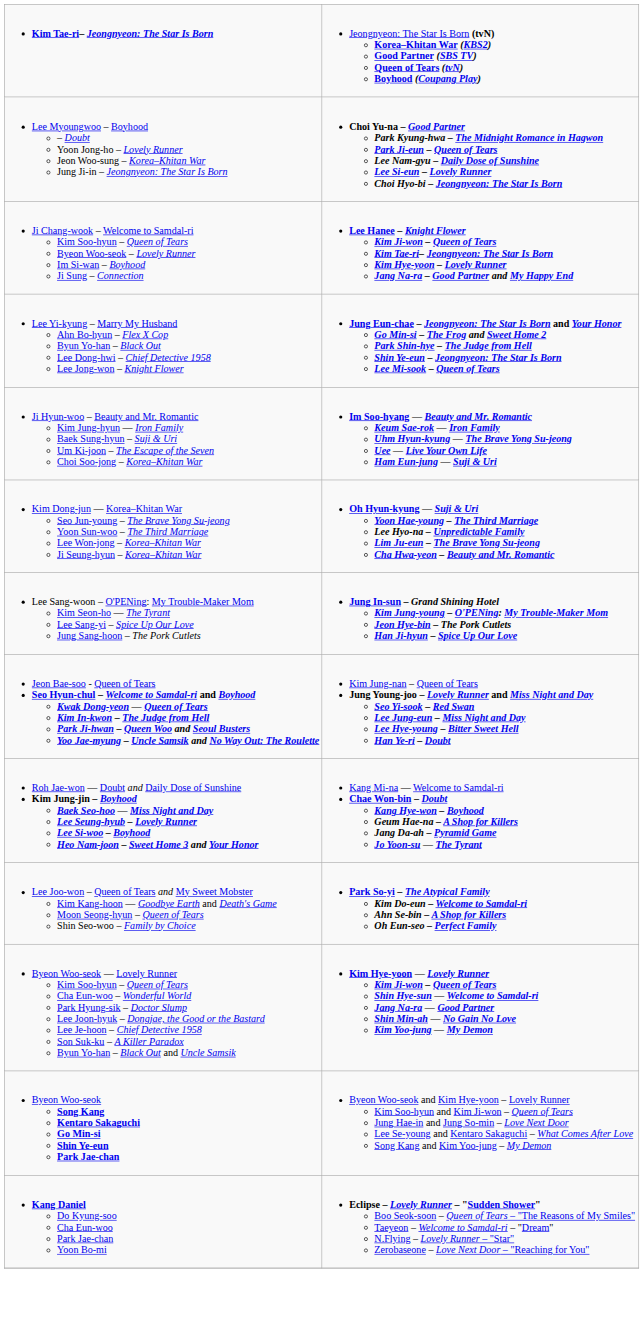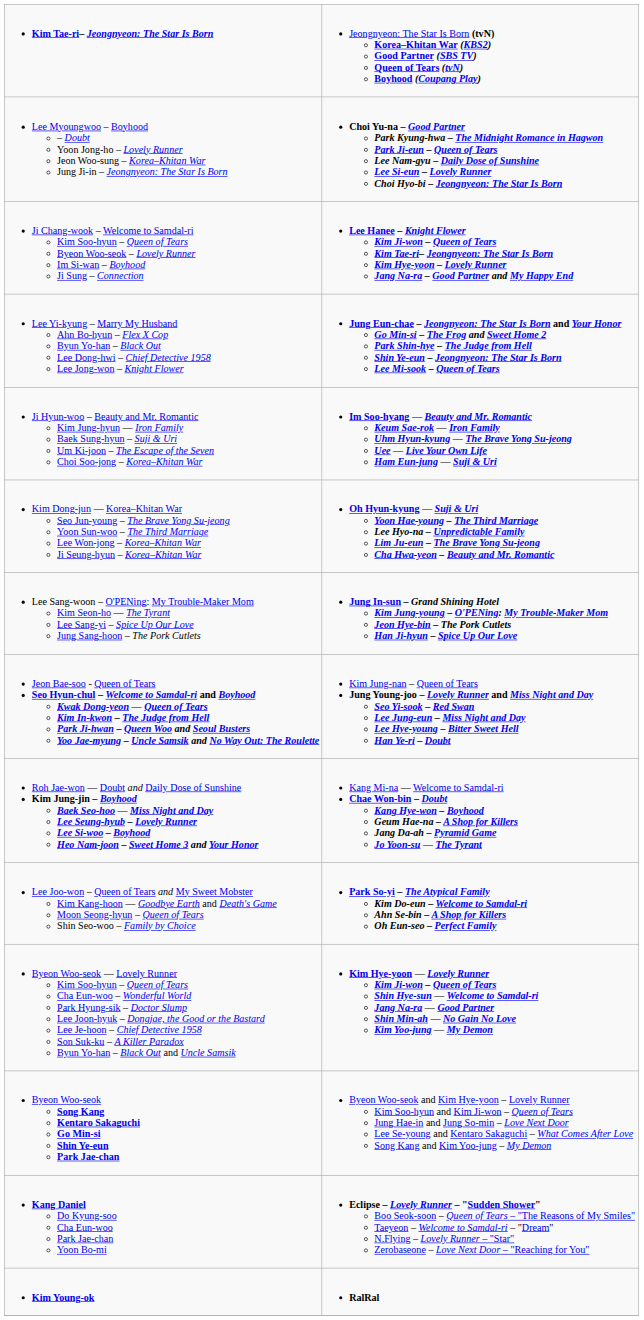+ row: (163, 1297)
